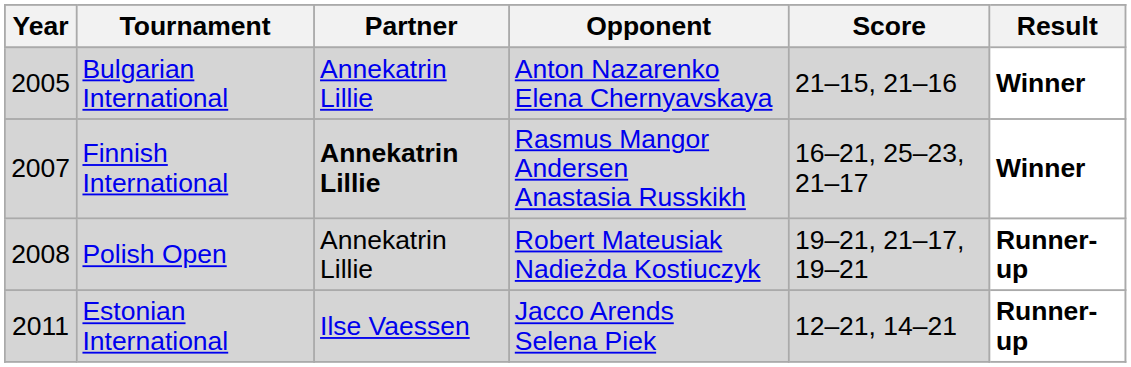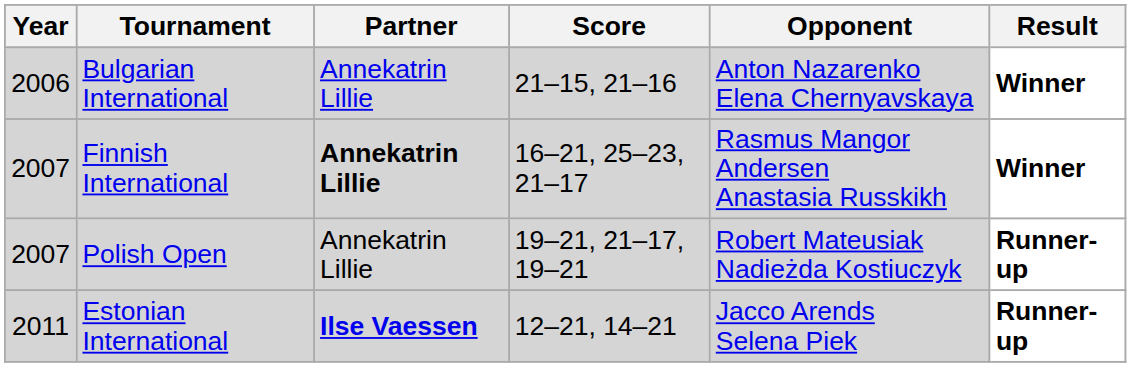columns swapped: (649, 26) <-> (889, 26)
(41, 83) 2005 -> (41, 83) 2006
(41, 255) 2008 -> (41, 255) 2007
(395, 326) normal -> (399, 326) bold
